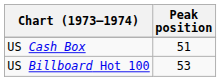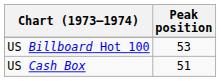rows swapped: (79, 66) <-> (46, 47)
